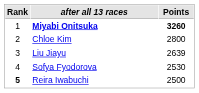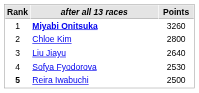(176, 26) bold -> (176, 26) normal
(176, 53) 2639 -> (176, 53) 2640
